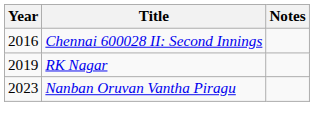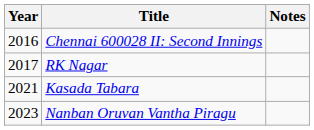(23, 64) 2019 -> (23, 64) 2017
+ row: (92, 88)
